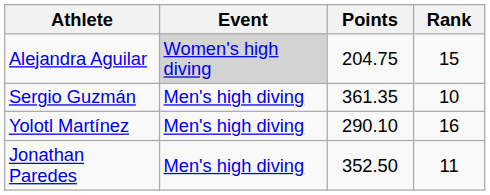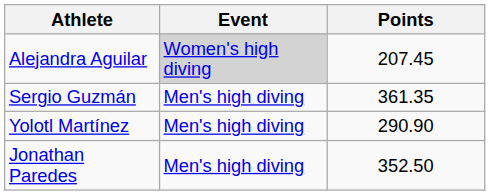- column: (449, 19)
(370, 59) 204.75 -> (406, 59) 207.45
(370, 126) 290.10 -> (406, 126) 290.90
